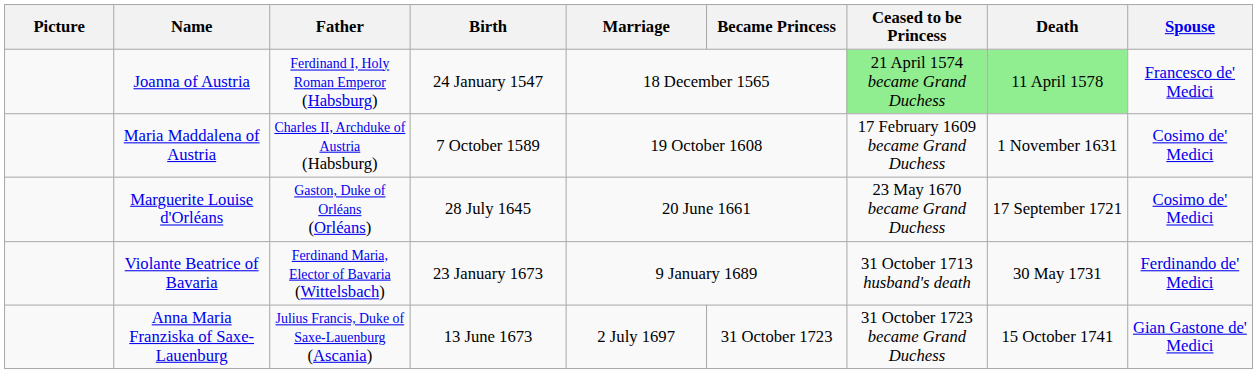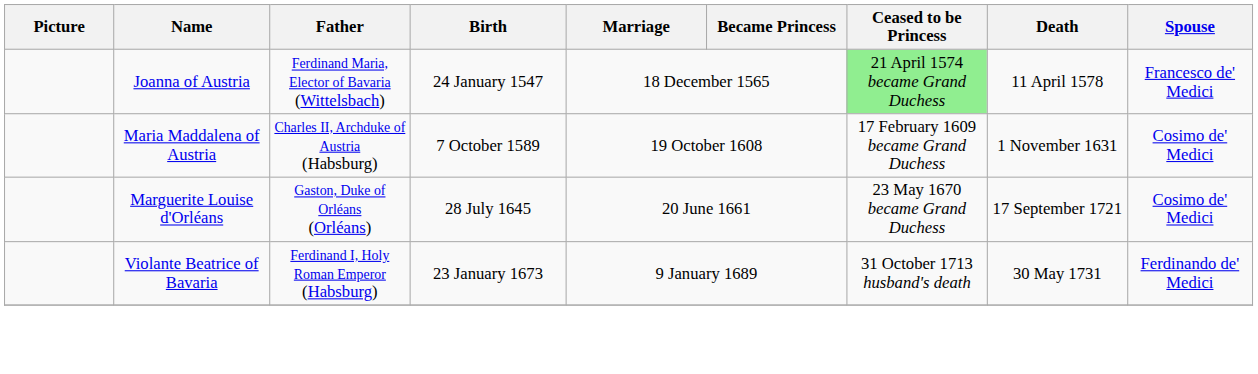(340, 82) Ferdinand I, Holy Roman Emperor (Habsburg) -> (340, 82) Ferdinand Maria, Elector of Bavaria (Wittelsbach)
(1057, 81) lightgreen background -> (1057, 81) no background
(340, 274) Ferdinand Maria, Elector of Bavaria (Wittelsbach) -> (340, 274) Ferdinand I, Holy Roman Emperor (Habsburg)
- row: (192, 336)
